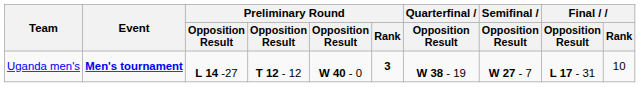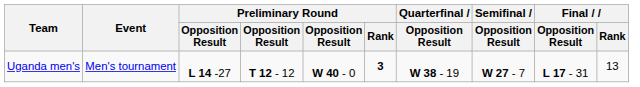(134, 67) bold -> (131, 67) normal
(619, 67) 10 -> (612, 67) 13
